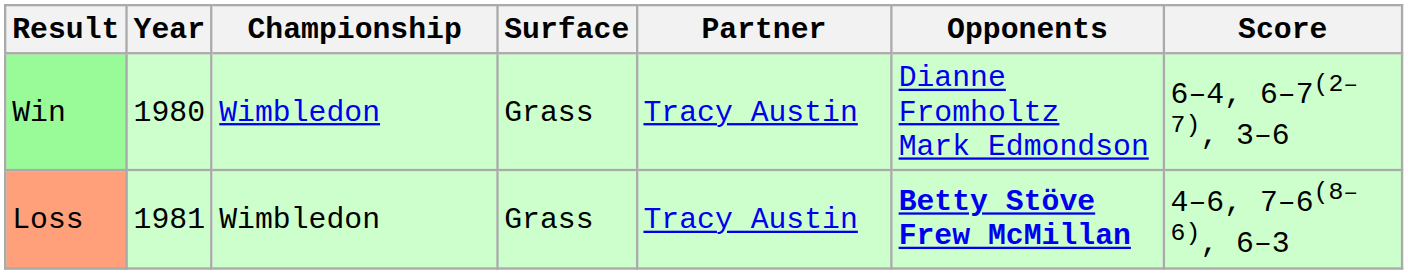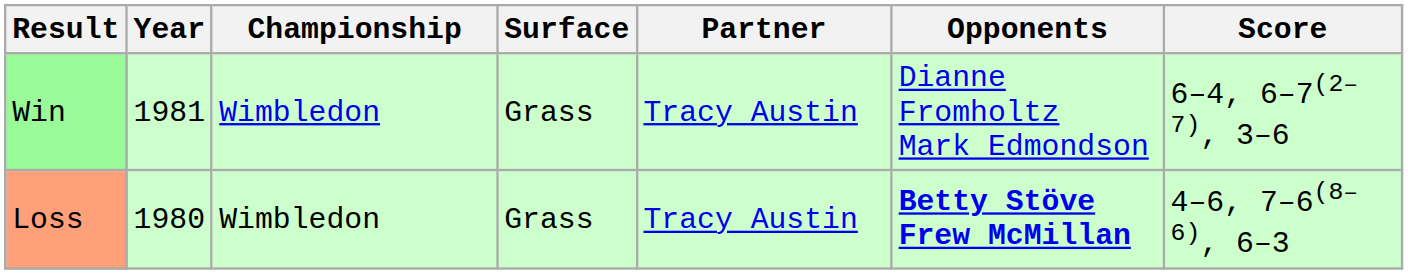(169, 112) 1980 -> (169, 112) 1981
(169, 220) 1981 -> (169, 220) 1980
